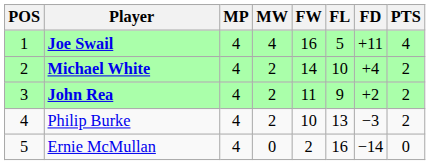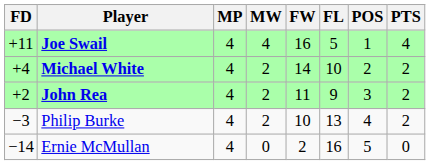columns swapped: (24, 17) <-> (370, 17)
